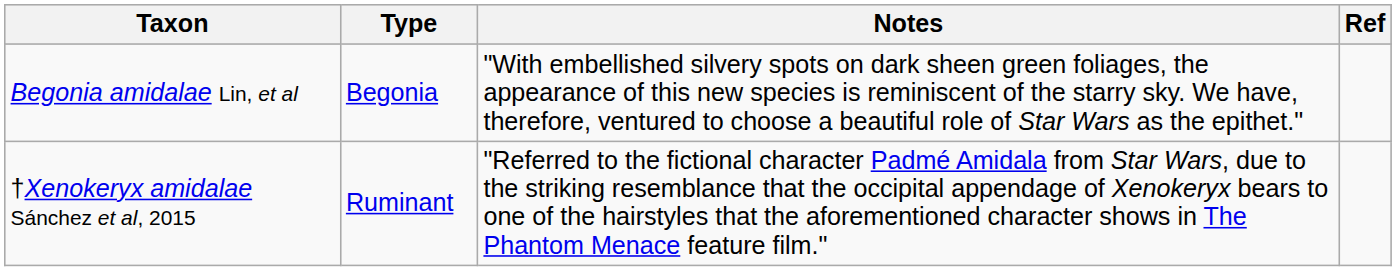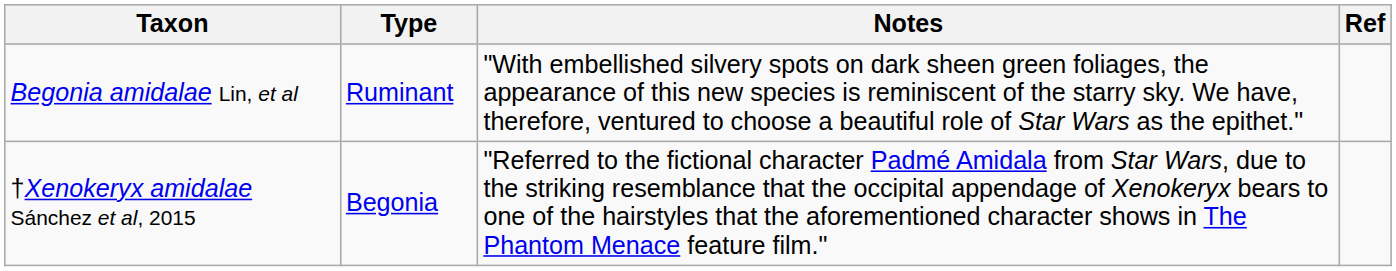(392, 92) Begonia -> (400, 92) Ruminant
(400, 203) Ruminant -> (392, 203) Begonia
